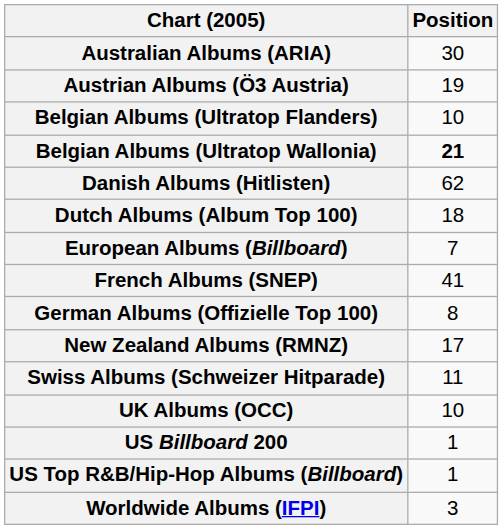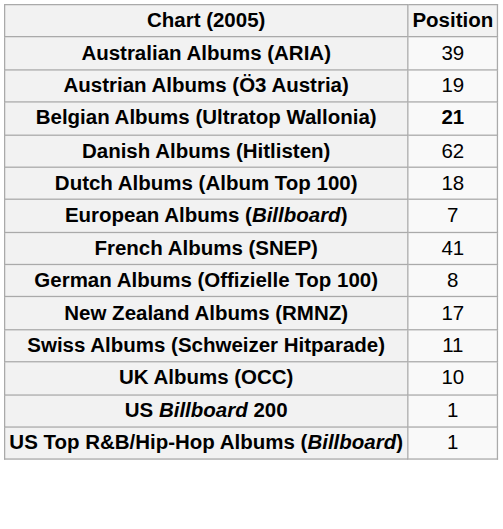(453, 53) 30 -> (453, 53) 39
- row: (206, 118)
- row: (206, 507)
